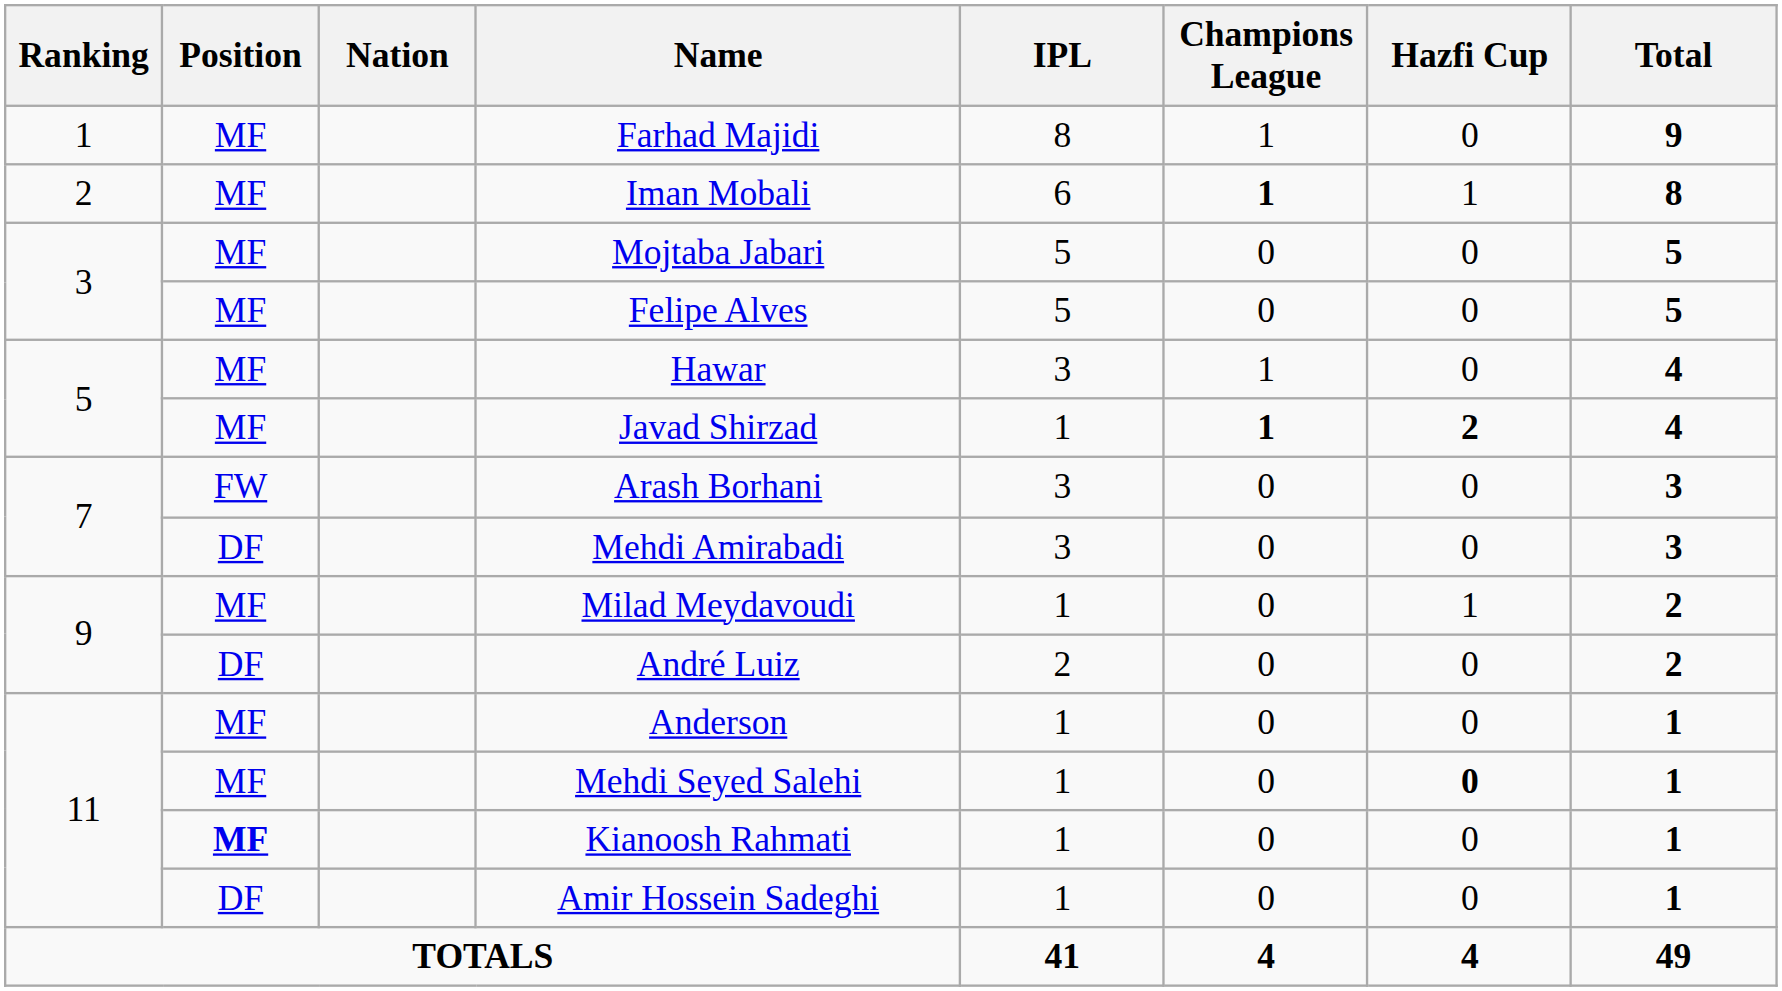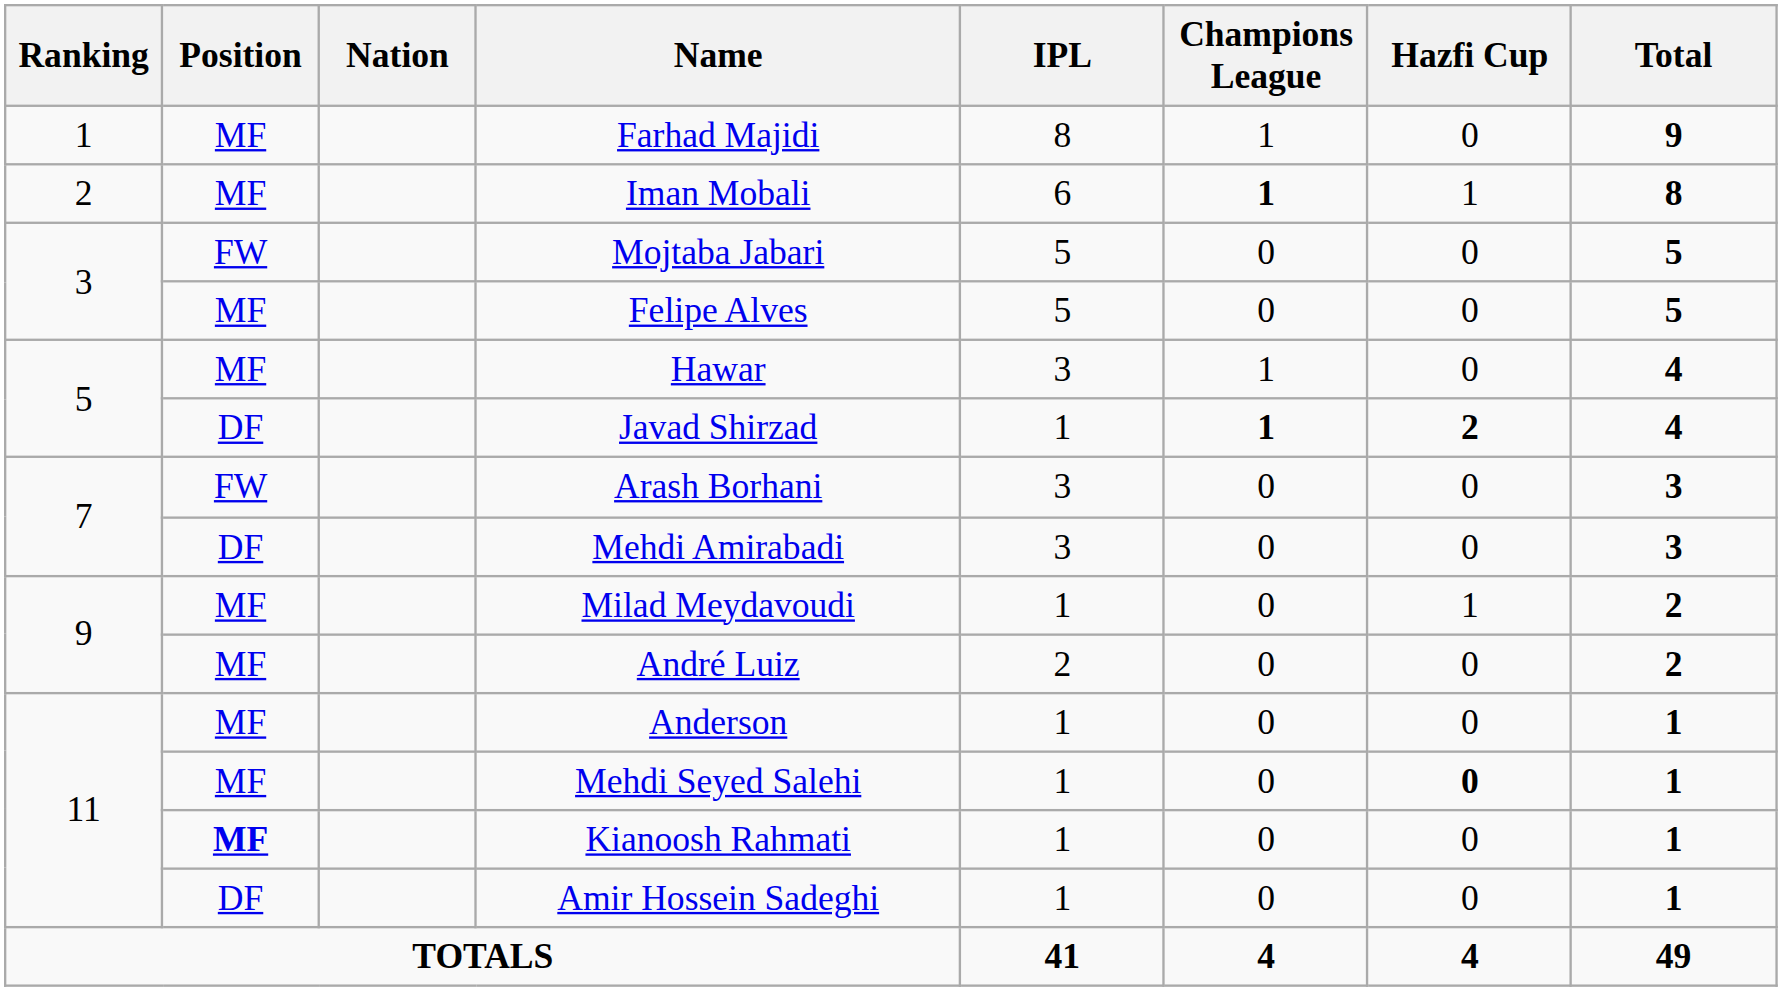(241, 252) MF -> (241, 252) FW
(241, 428) MF -> (241, 428) DF
(241, 662) DF -> (241, 662) MF
